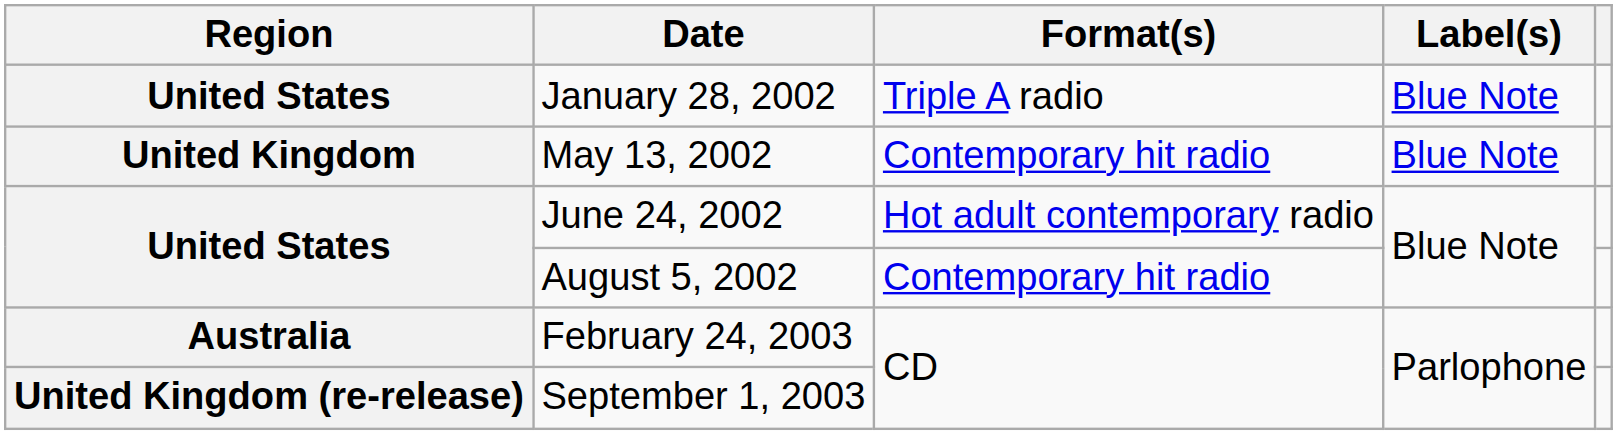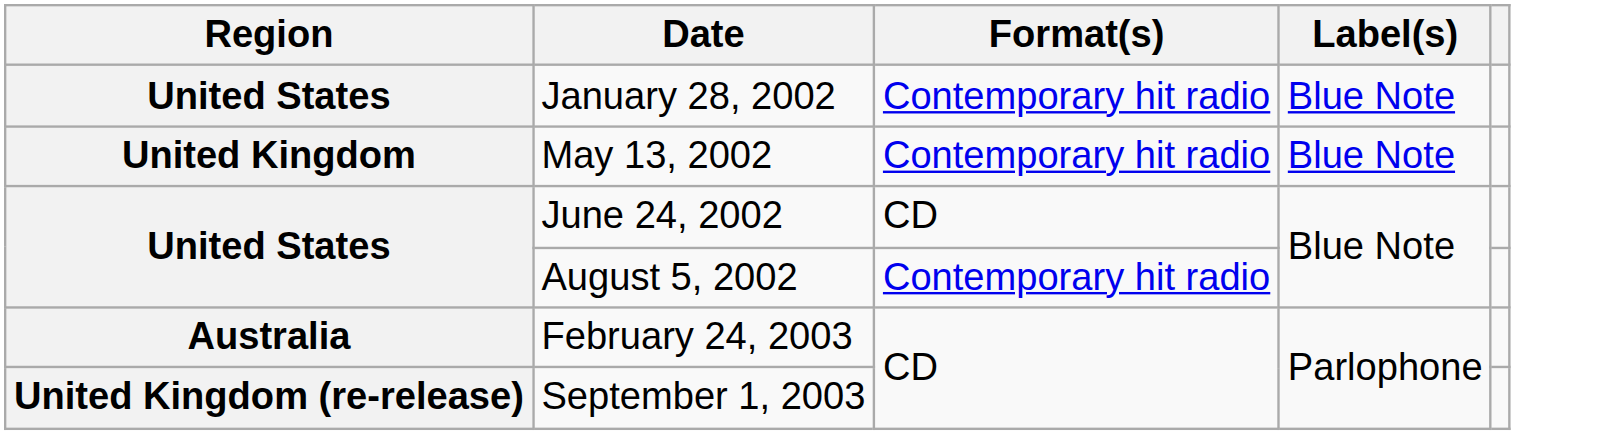(993, 95) Triple A radio -> (1077, 95) Contemporary hit radio
(1128, 215) Hot adult contemporary radio -> (910, 215) CD
